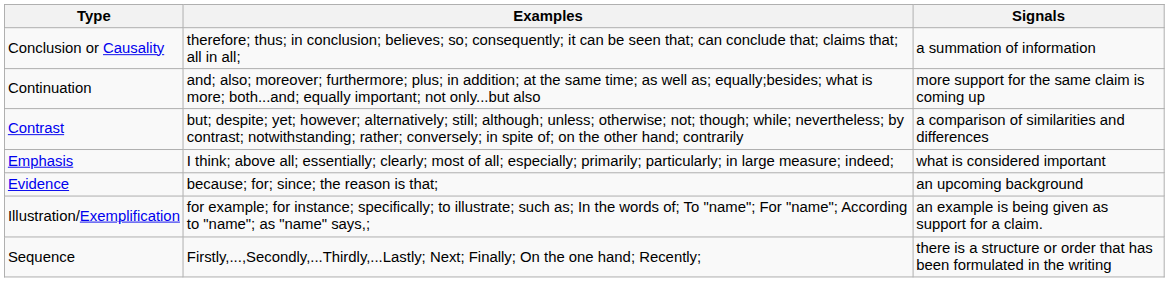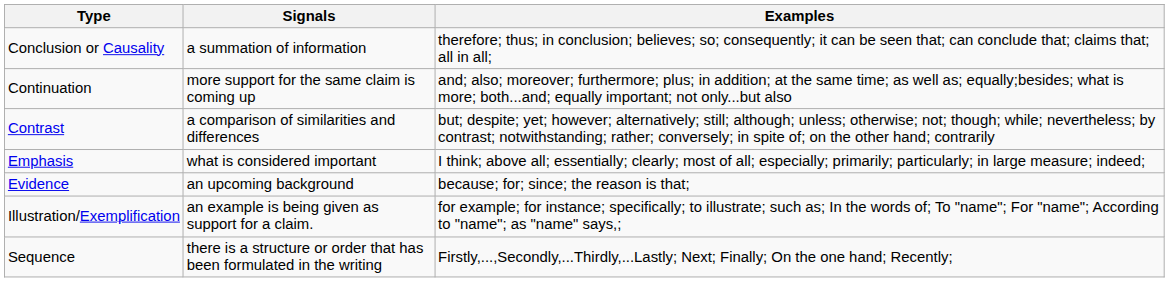columns swapped: (1038, 16) <-> (548, 16)
